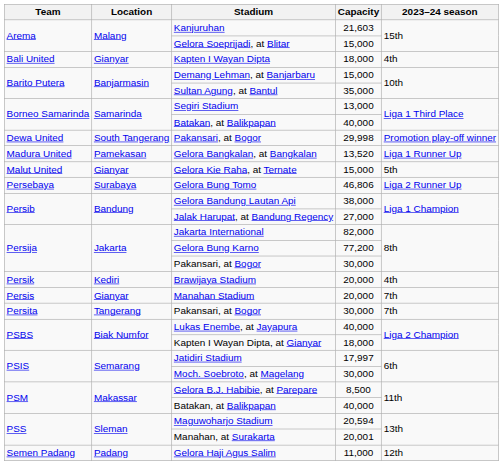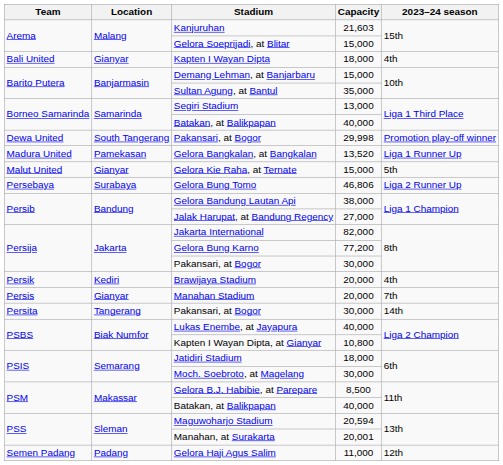(391, 311) 7th -> (393, 311) 14th
(358, 342) 18,000 -> (358, 342) 10,800
(358, 358) 17,997 -> (358, 358) 18,000
